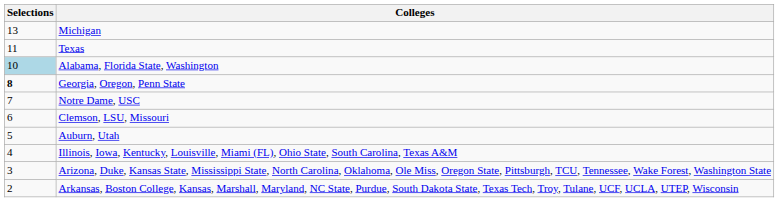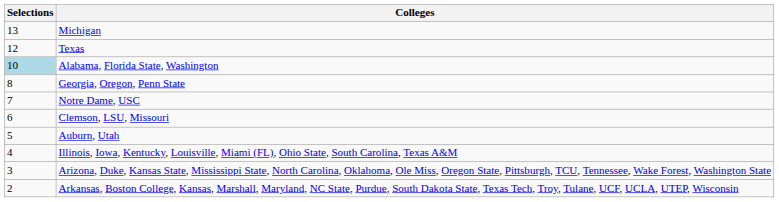(12, 48) 11 -> (12, 48) 12
(10, 83) bold -> (10, 83) normal
